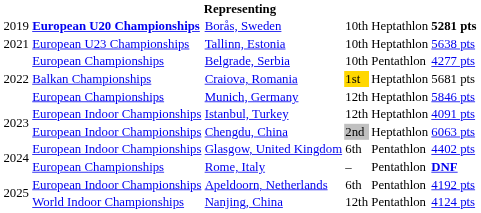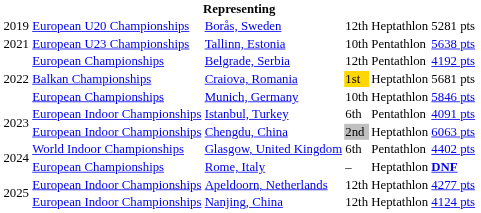(116, 26) bold -> (111, 26) normal
(357, 26) 10th -> (357, 26) 12th
(454, 26) bold -> (453, 26) normal
(400, 43) Heptathlon -> (399, 43) Pentathlon
(357, 61) 10th -> (357, 61) 12th
(453, 61) 4277 pts -> (453, 61) 4192 pts
(357, 96) 12th -> (357, 96) 10th
(357, 114) 12th -> (353, 114) 6th
(400, 114) Heptathlon -> (399, 114) Pentathlon
(117, 149) European Indoor Championships -> (108, 149) World Indoor Championships
(399, 167) Pentathlon -> (400, 167) Heptathlon
(353, 184) 6th -> (357, 184) 12th
(399, 184) Pentathlon -> (400, 184) Heptathlon
(453, 184) 4192 pts -> (453, 184) 4277 pts
(108, 202) World Indoor Championships -> (117, 202) European Indoor Championships
(399, 202) Pentathlon -> (400, 202) Heptathlon
